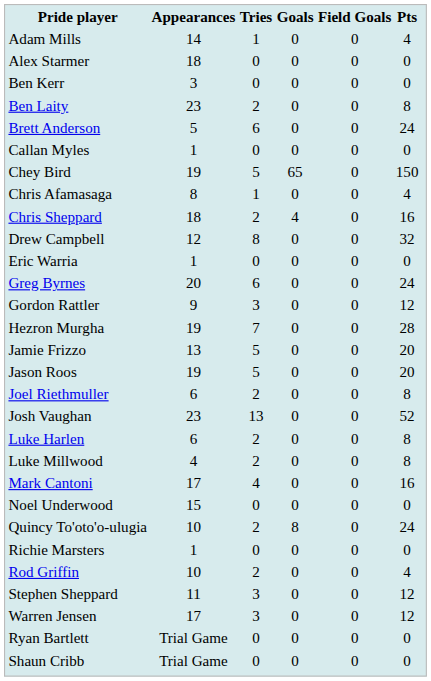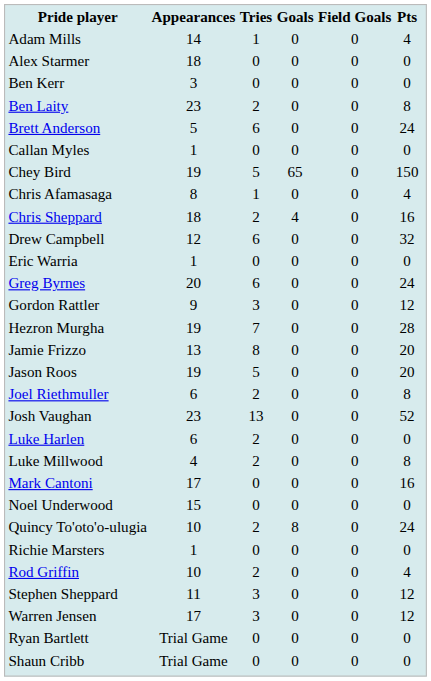(256, 239) 8 -> (256, 239) 6
(256, 350) 5 -> (256, 350) 8
(407, 439) 8 -> (407, 439) 0
(256, 483) 4 -> (256, 483) 0
